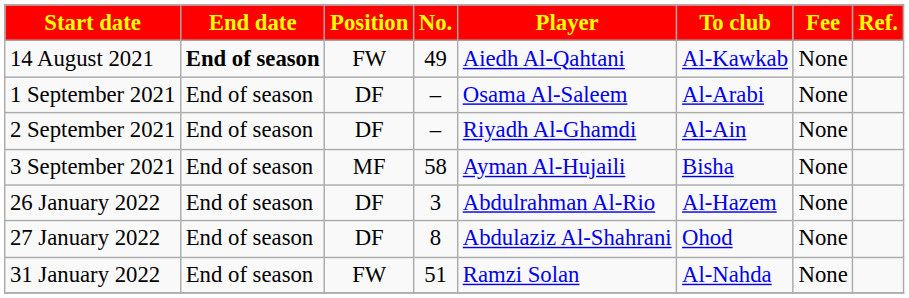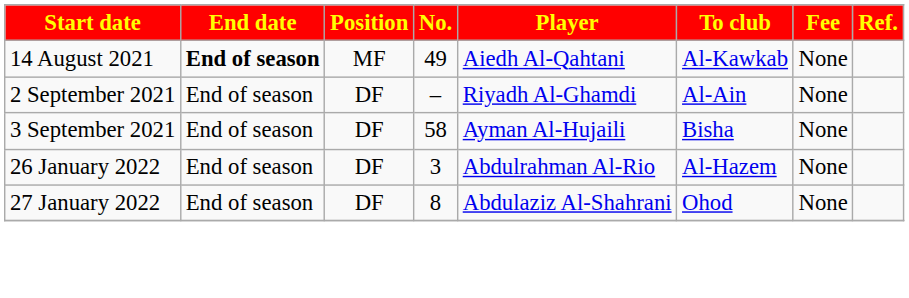(369, 58) FW -> (369, 58) MF
- row: (93, 94)
(369, 166) MF -> (369, 130) DF
- row: (85, 274)
